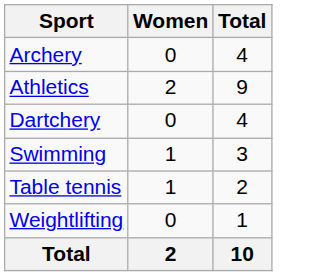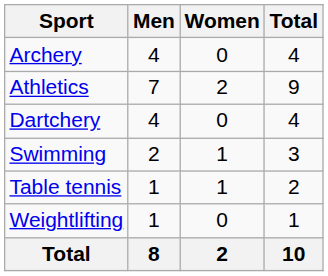+ column: (154, 21)
